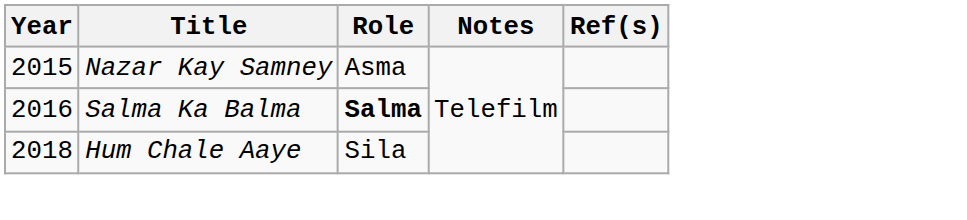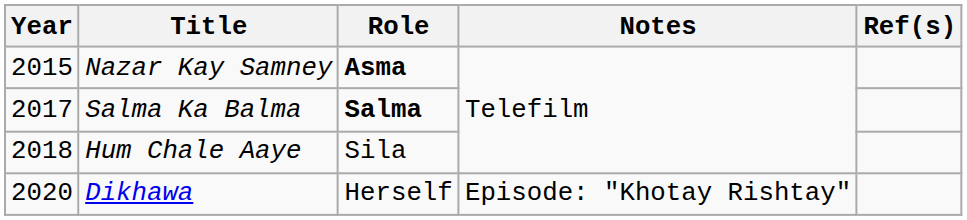(375, 68) normal -> (375, 68) bold
(42, 110) 2016 -> (42, 110) 2017
+ row: (139, 194)
